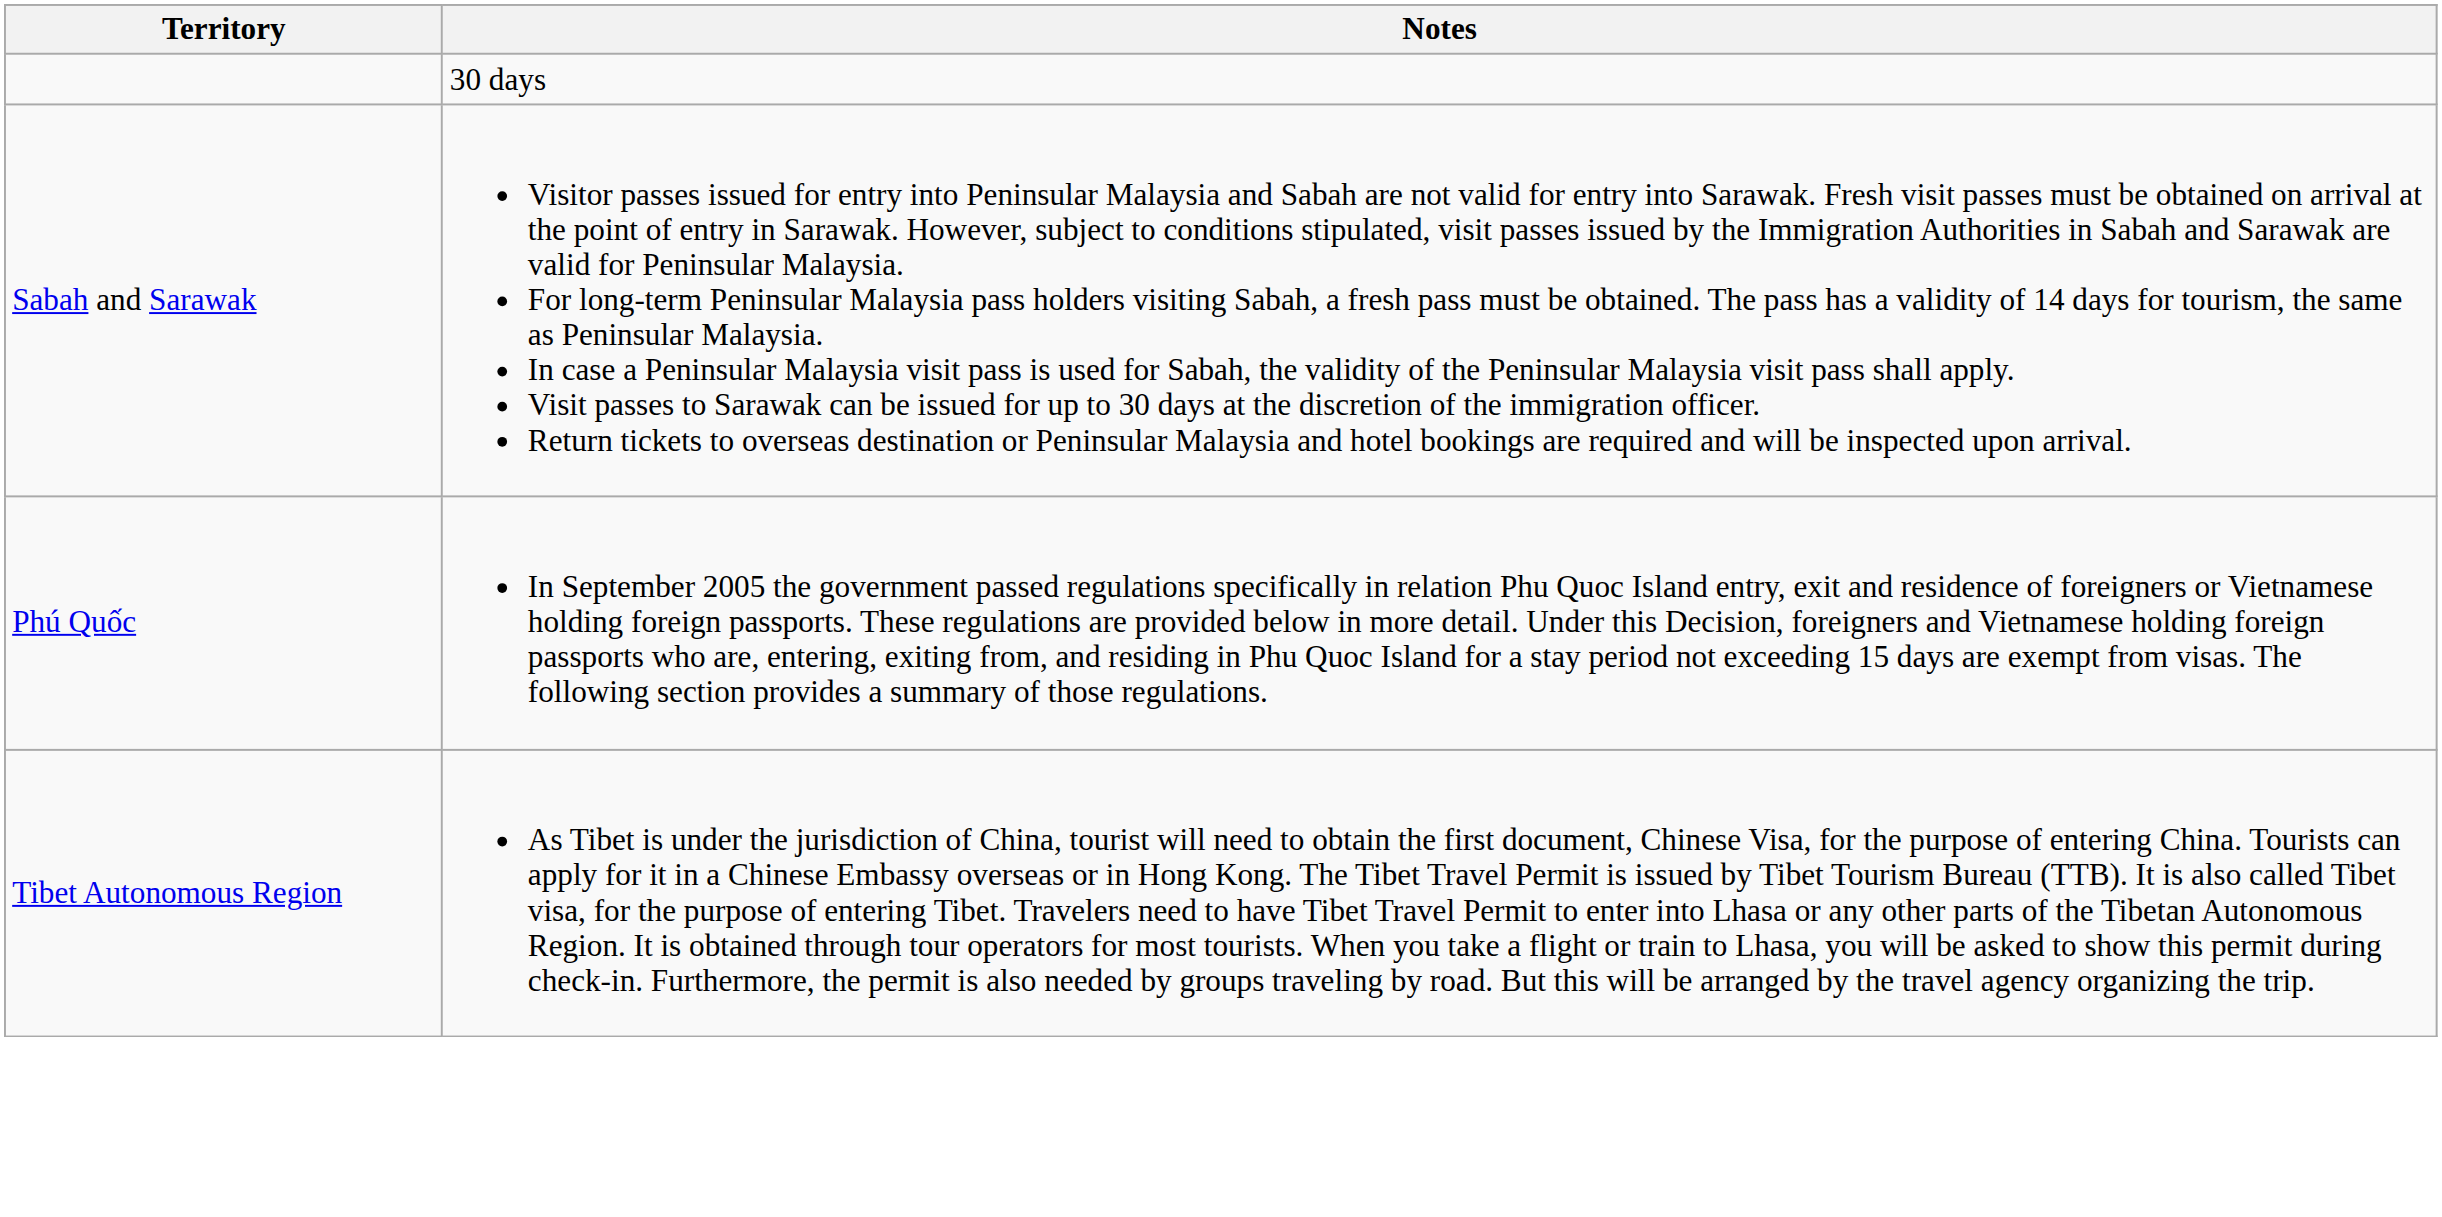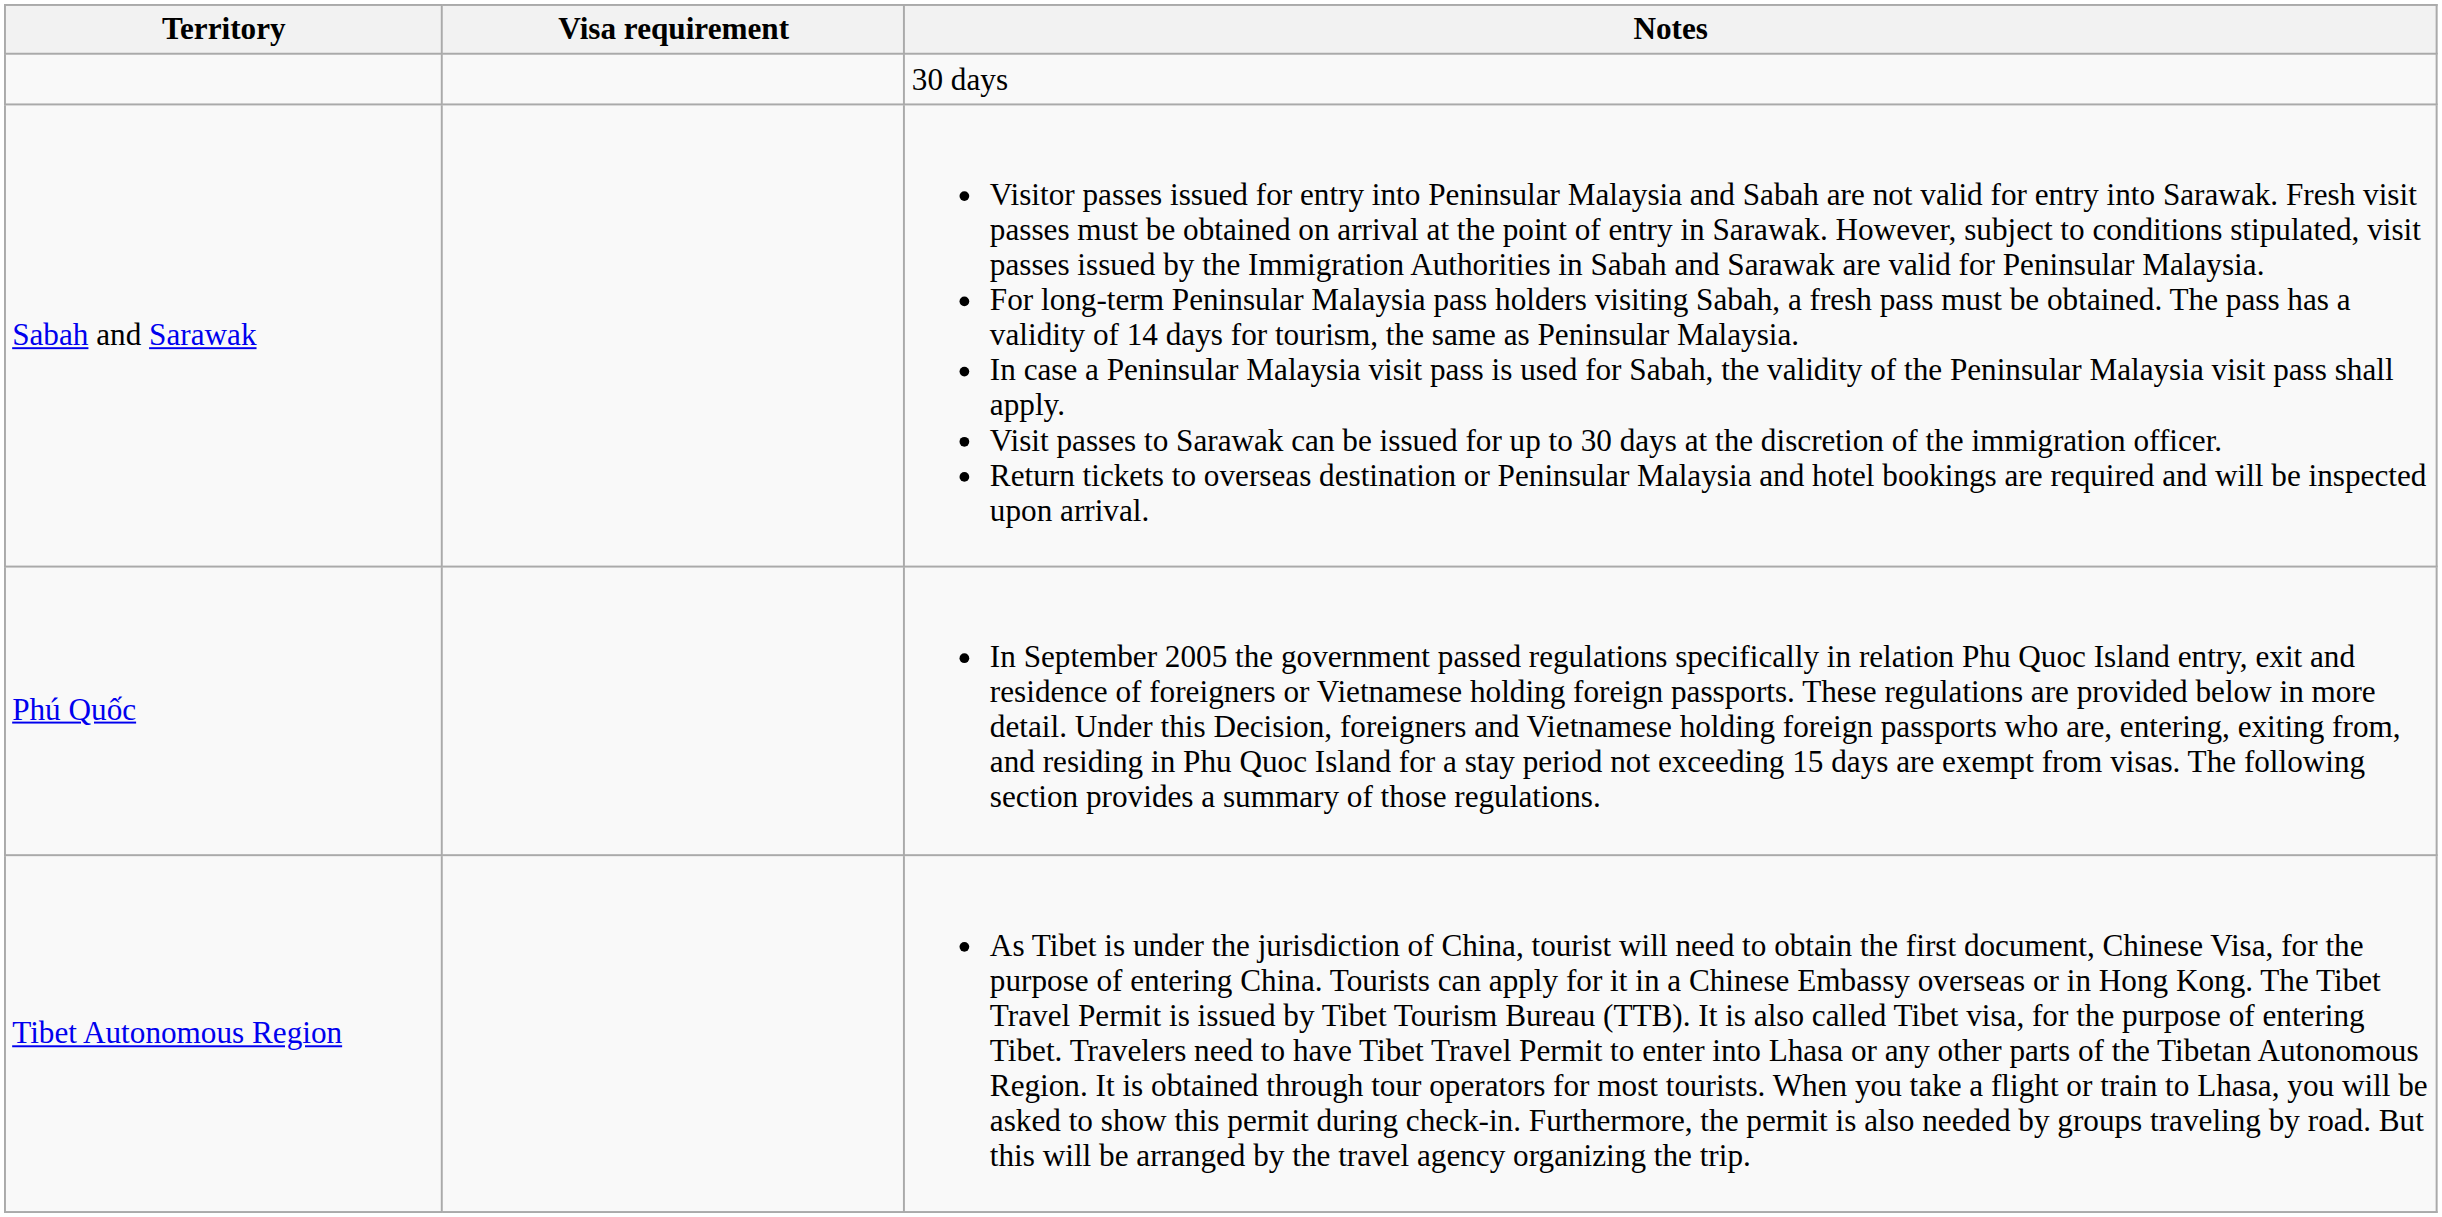+ column: (674, 29)
